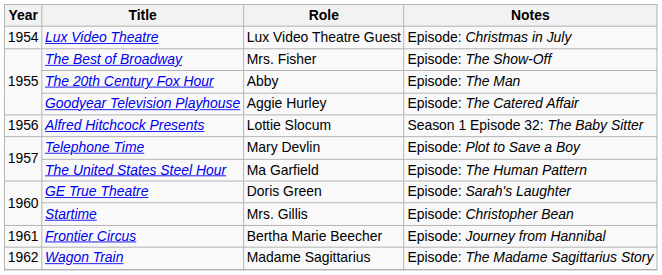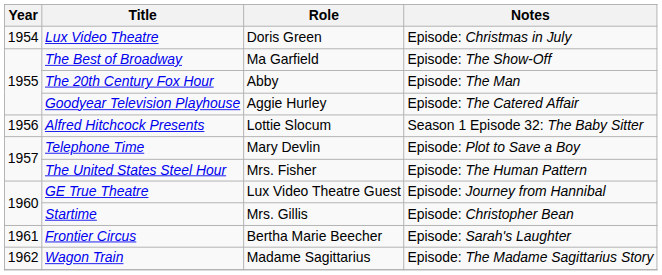(324, 37) Lux Video Theatre Guest -> (284, 37) Doris Green
(282, 59) Mrs. Fisher -> (283, 59) Ma Garfield
(283, 170) Ma Garfield -> (282, 170) Mrs. Fisher
(284, 192) Doris Green -> (324, 192) Lux Video Theatre Guest
(489, 192) Episode: Sarah's Laughter -> (506, 192) Episode: Journey from Hannibal
(506, 236) Episode: Journey from Hannibal -> (489, 236) Episode: Sarah's Laughter
